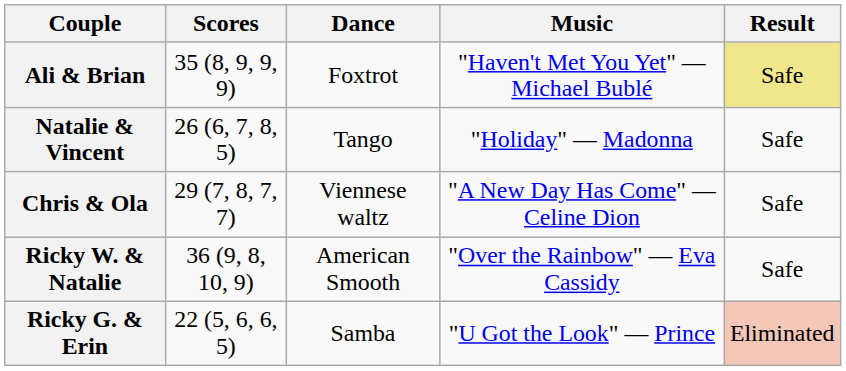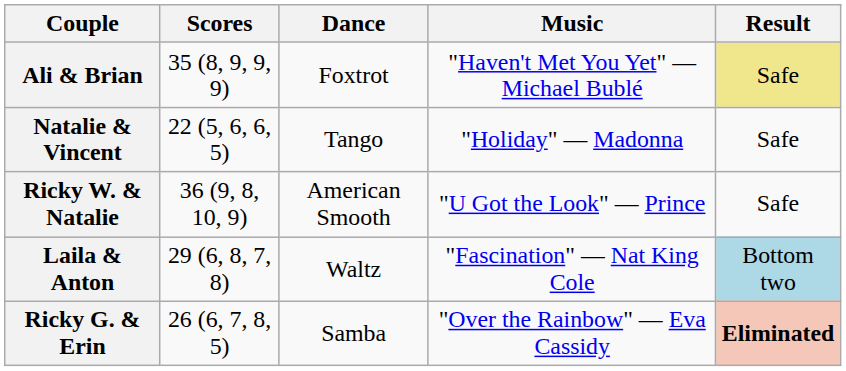(226, 139) 26 (6, 7, 8, 5) -> (220, 139) 22 (5, 6, 6, 5)
- row: (85, 203)
(582, 268) "Over the Rainbow" — Eva Cassidy -> (572, 203) "U Got the Look" — Prince
+ row: (83, 268)
(226, 333) 22 (5, 6, 6, 5) -> (220, 333) 26 (6, 7, 8, 5)
(582, 333) "U Got the Look" — Prince -> (572, 333) "Over the Rainbow" — Eva Cassidy
(782, 333) normal -> (778, 333) bold
